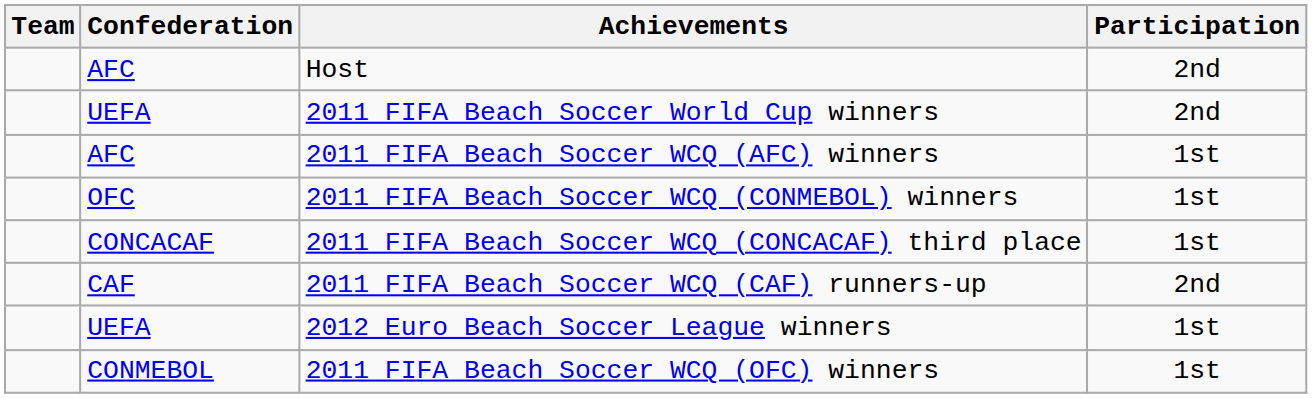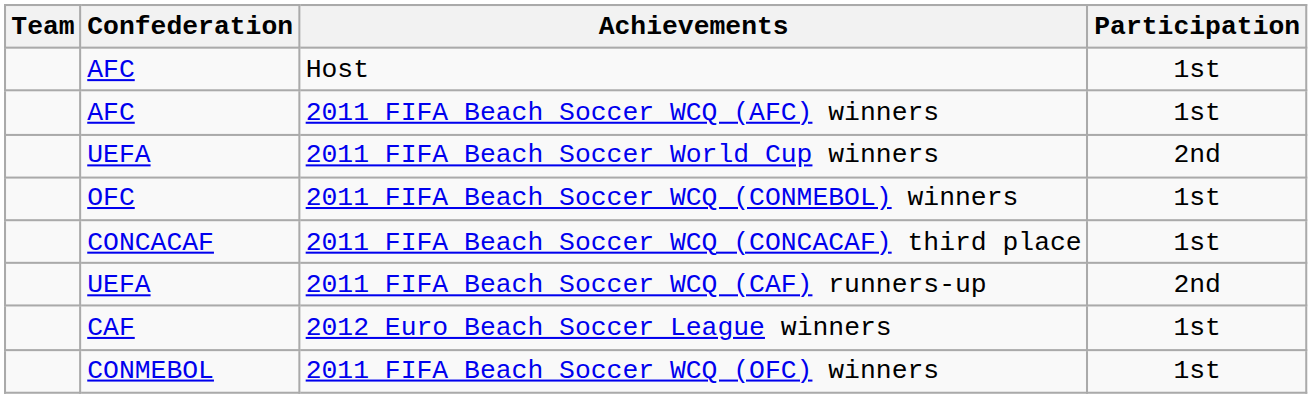(1197, 70) 2nd -> (1197, 70) 1st
rows swapped: (622, 113) <-> (622, 156)
(111, 285) CAF -> (119, 285) UEFA
(119, 328) UEFA -> (111, 328) CAF
